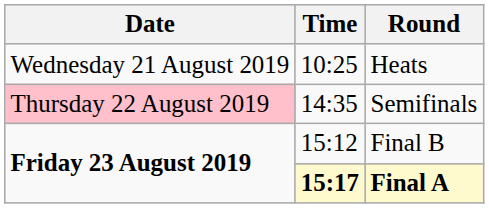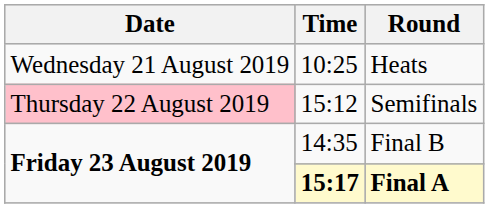(329, 103) 14:35 -> (329, 103) 15:12
(329, 143) 15:12 -> (329, 143) 14:35
